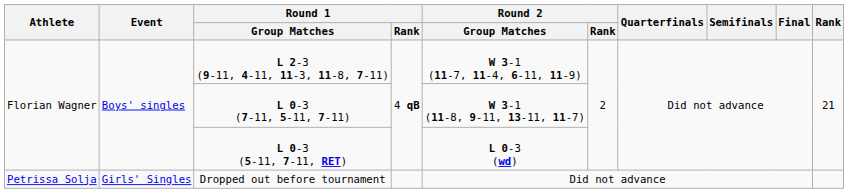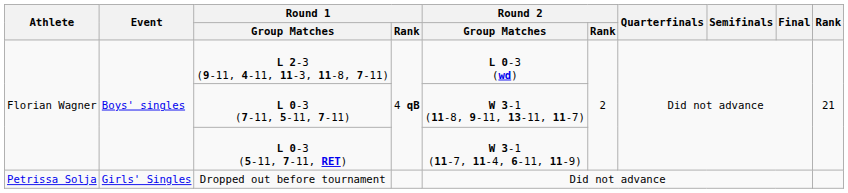(505, 68) W 3-1 (11-7, 11-4, 6-11, 11-9) -> (505, 68) L 0-3 (wd)
(505, 155) L 0-3 (wd) -> (505, 155) W 3-1 (11-7, 11-4, 6-11, 11-9)
